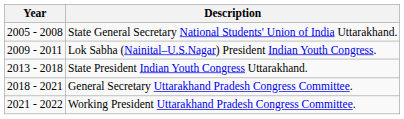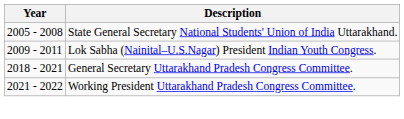- row: (188, 68)
